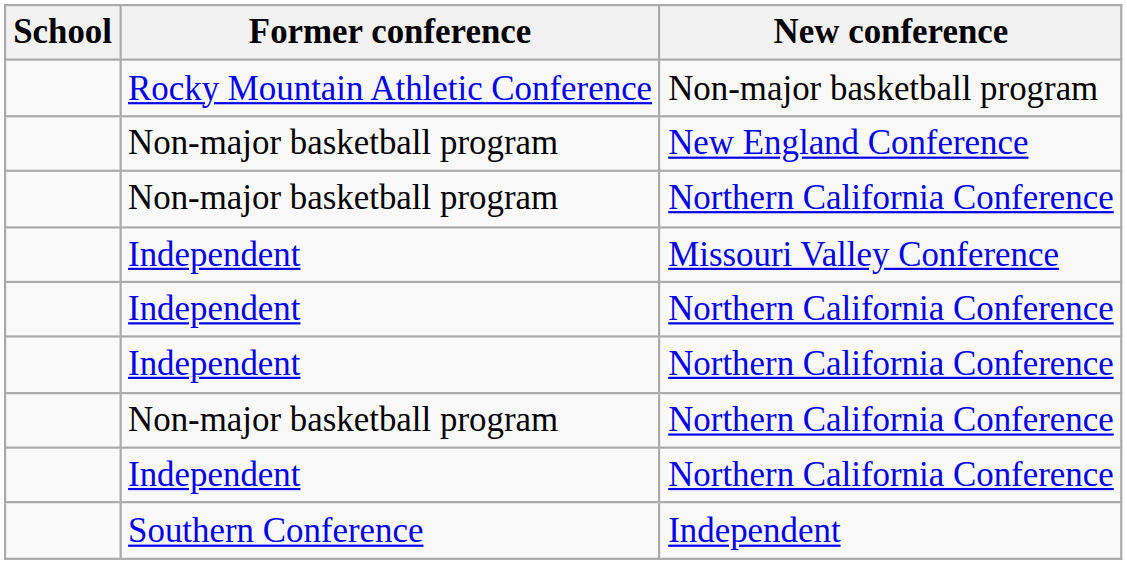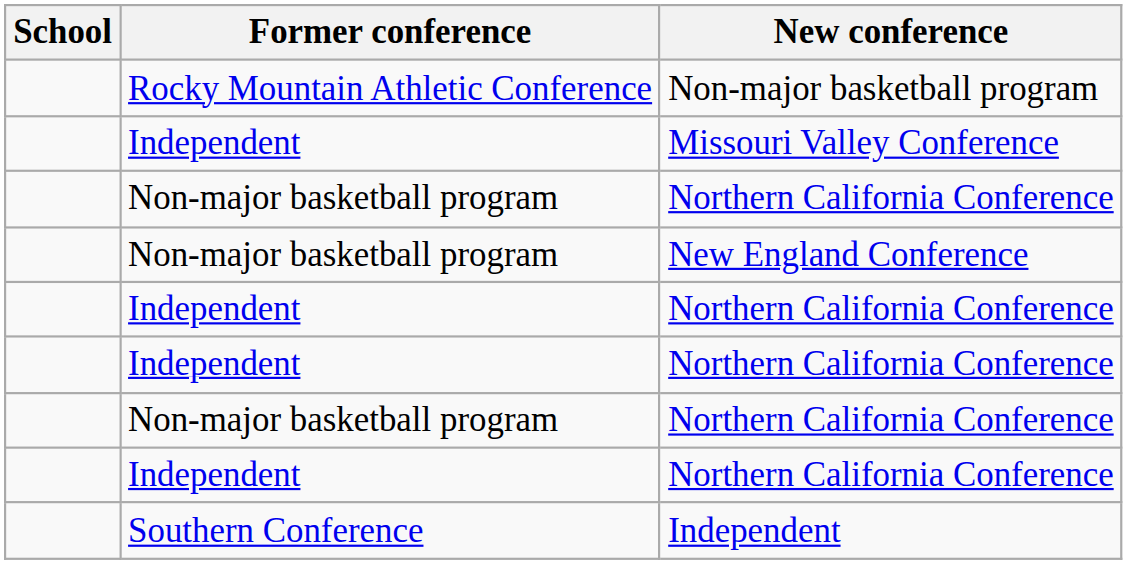rows swapped: (343, 142) <-> (214, 253)
